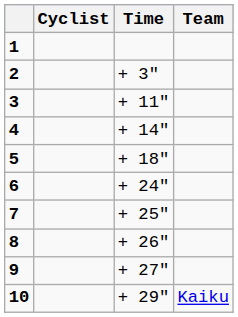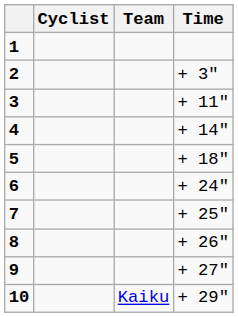columns swapped: (203, 19) <-> (144, 19)
